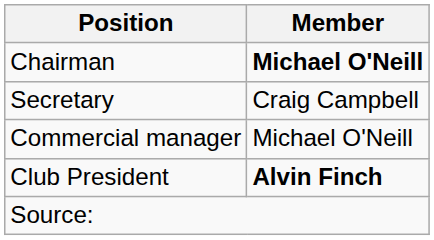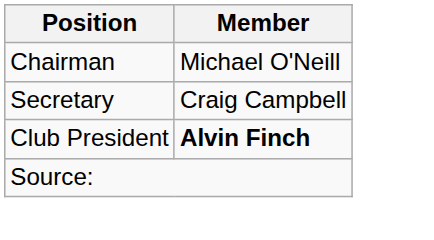(338, 61) bold -> (260, 61) normal
- row: (126, 138)
